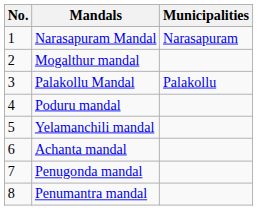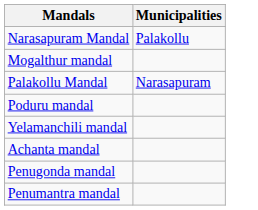- column: (18, 15)
(201, 37) Narasapuram -> (162, 37) Palakollu
(190, 82) Palakollu -> (173, 82) Narasapuram
